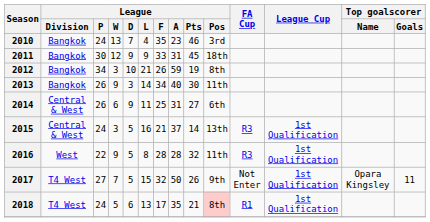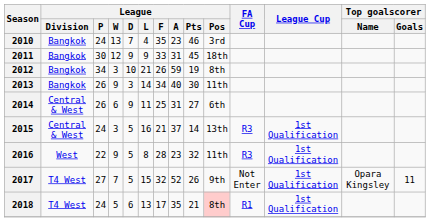(176, 154) 28 -> (176, 154) 23
(176, 179) 50 -> (176, 179) 52
